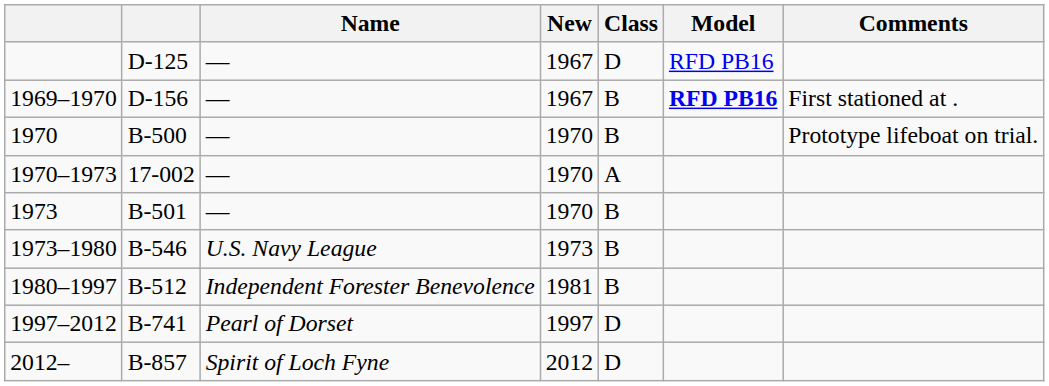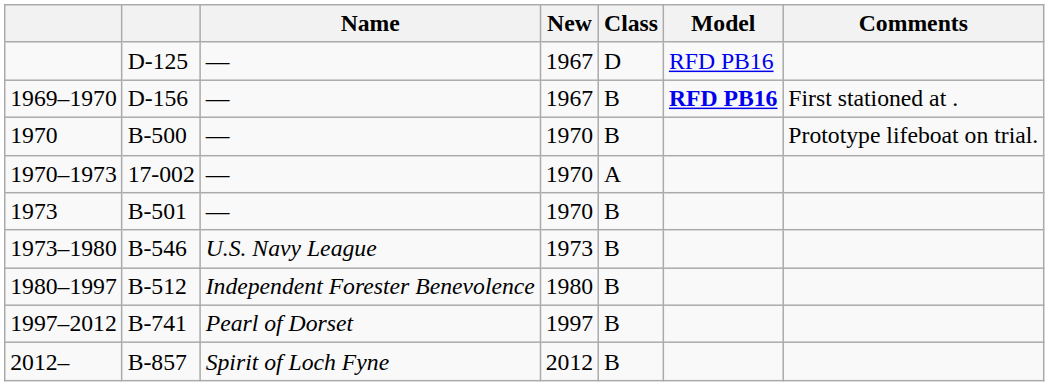(569, 286) 1981 -> (569, 286) 1980
(613, 323) D -> (612, 323) B
(613, 361) D -> (612, 361) B
